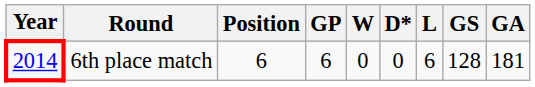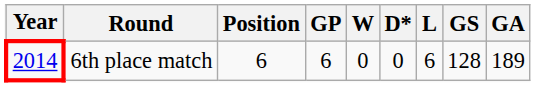(508, 60) 181 -> (508, 60) 189
